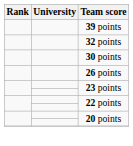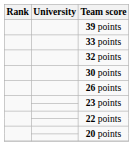+ row: (18, 42)
